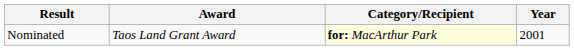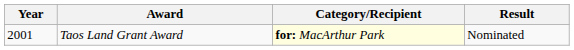columns swapped: (543, 14) <-> (57, 14)
